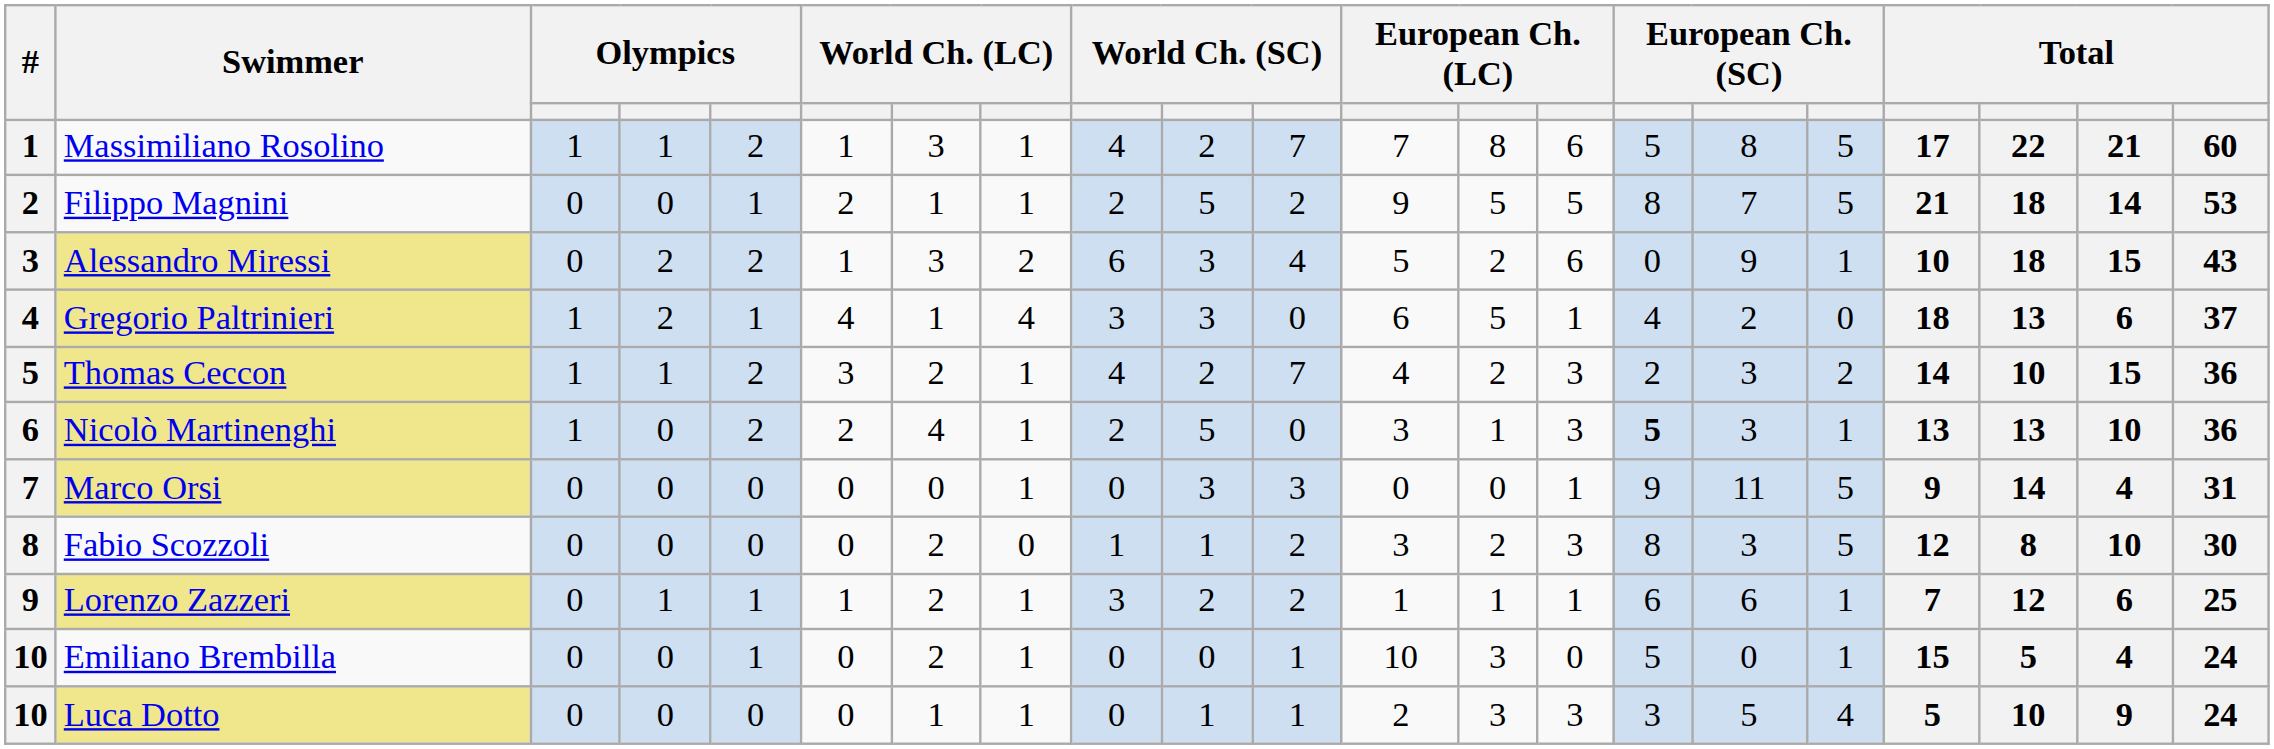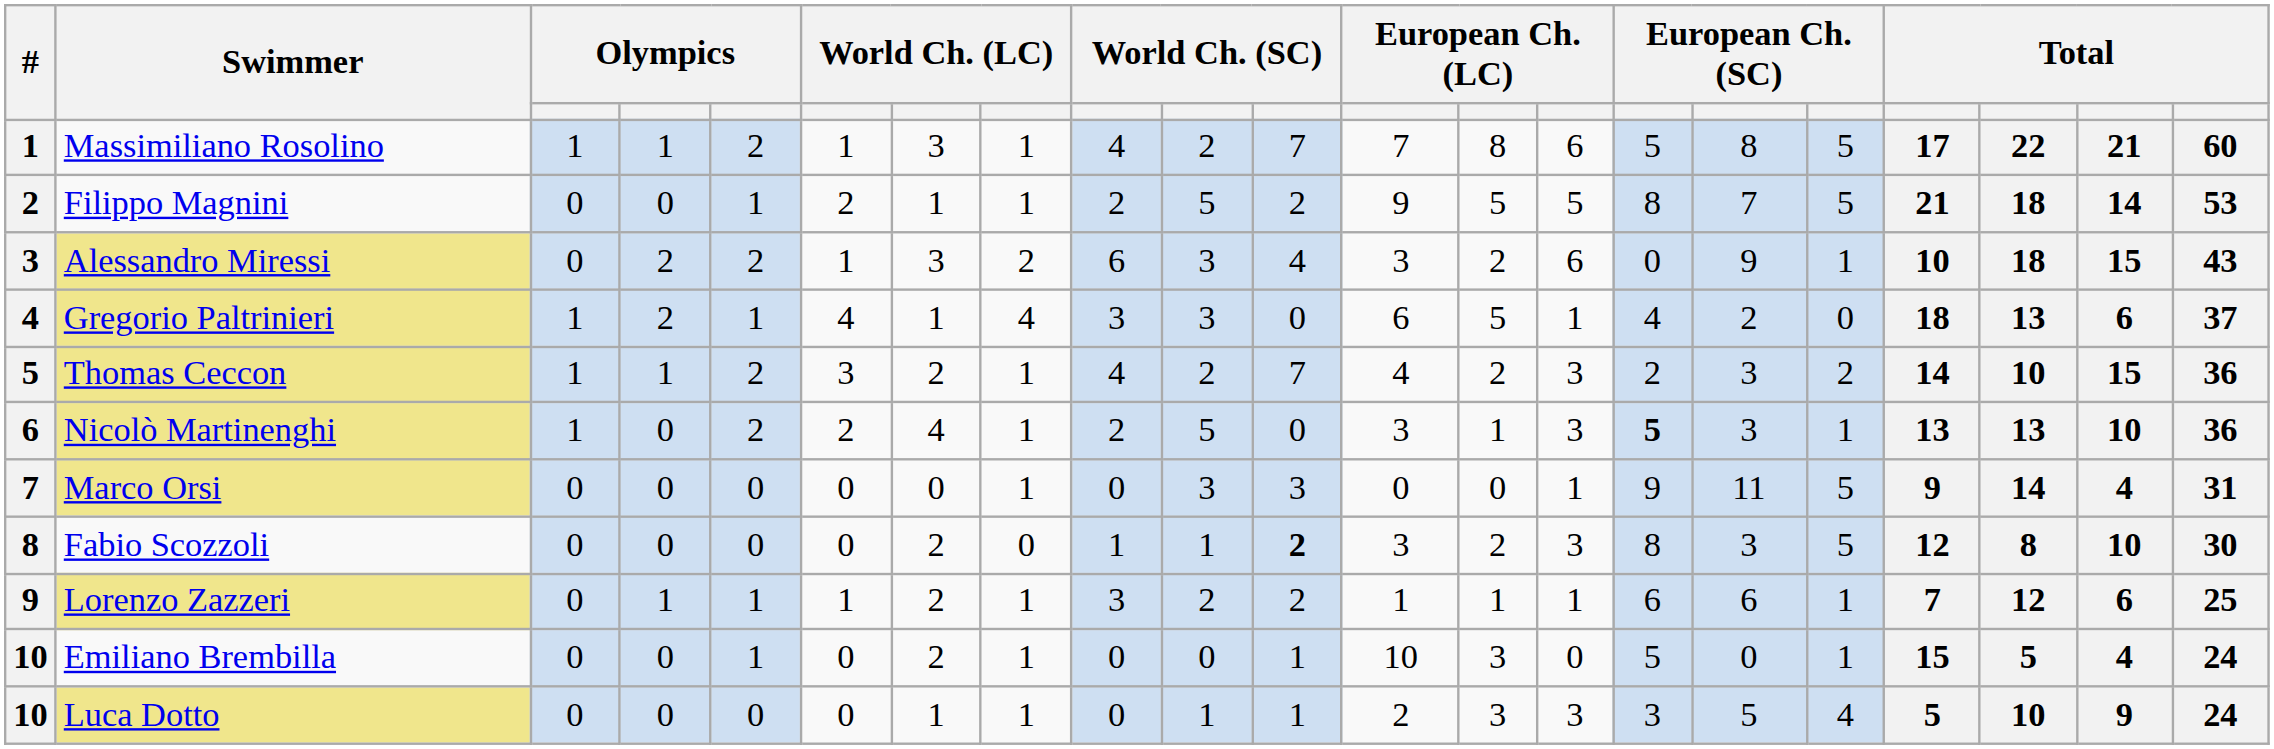(1401, 260) 5 -> (1401, 260) 3
(1297, 544) normal -> (1297, 544) bold
